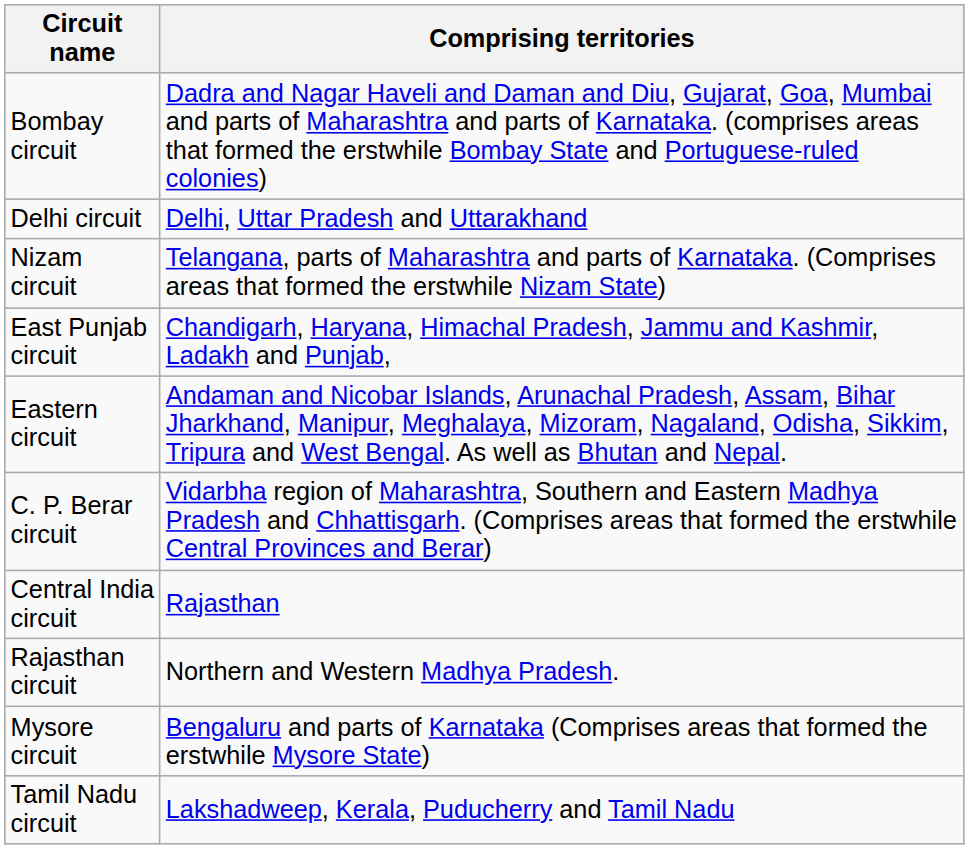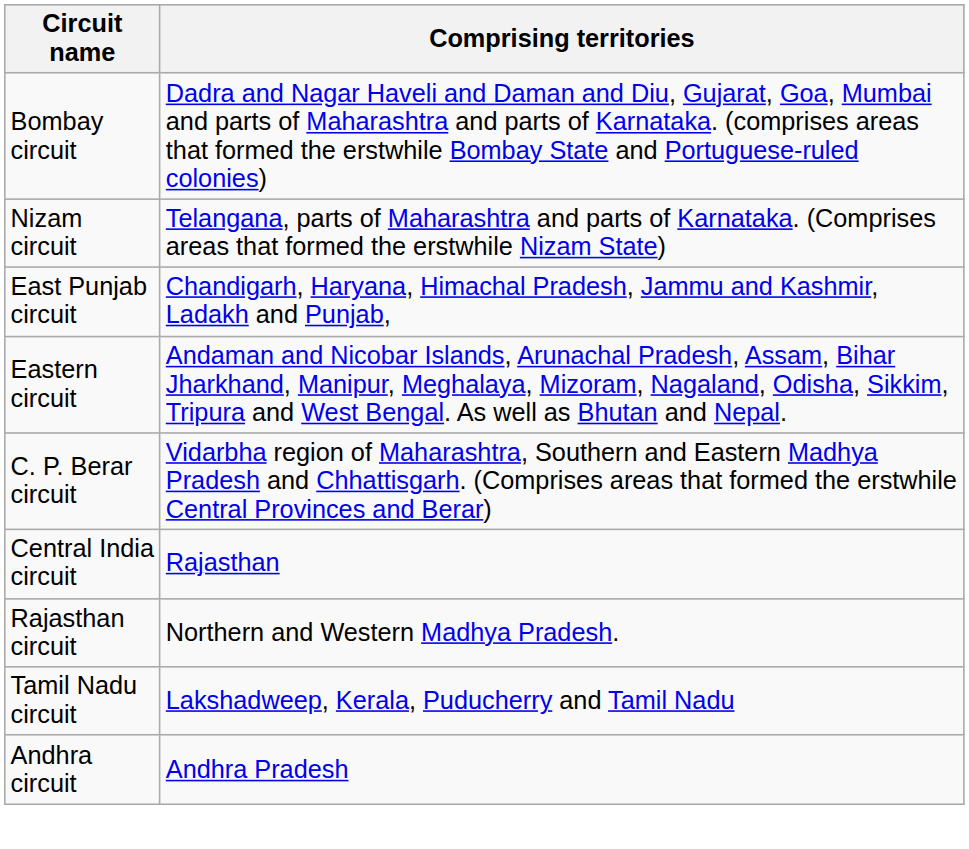- row: (76, 218)
- row: (52, 740)
+ row: (51, 769)
